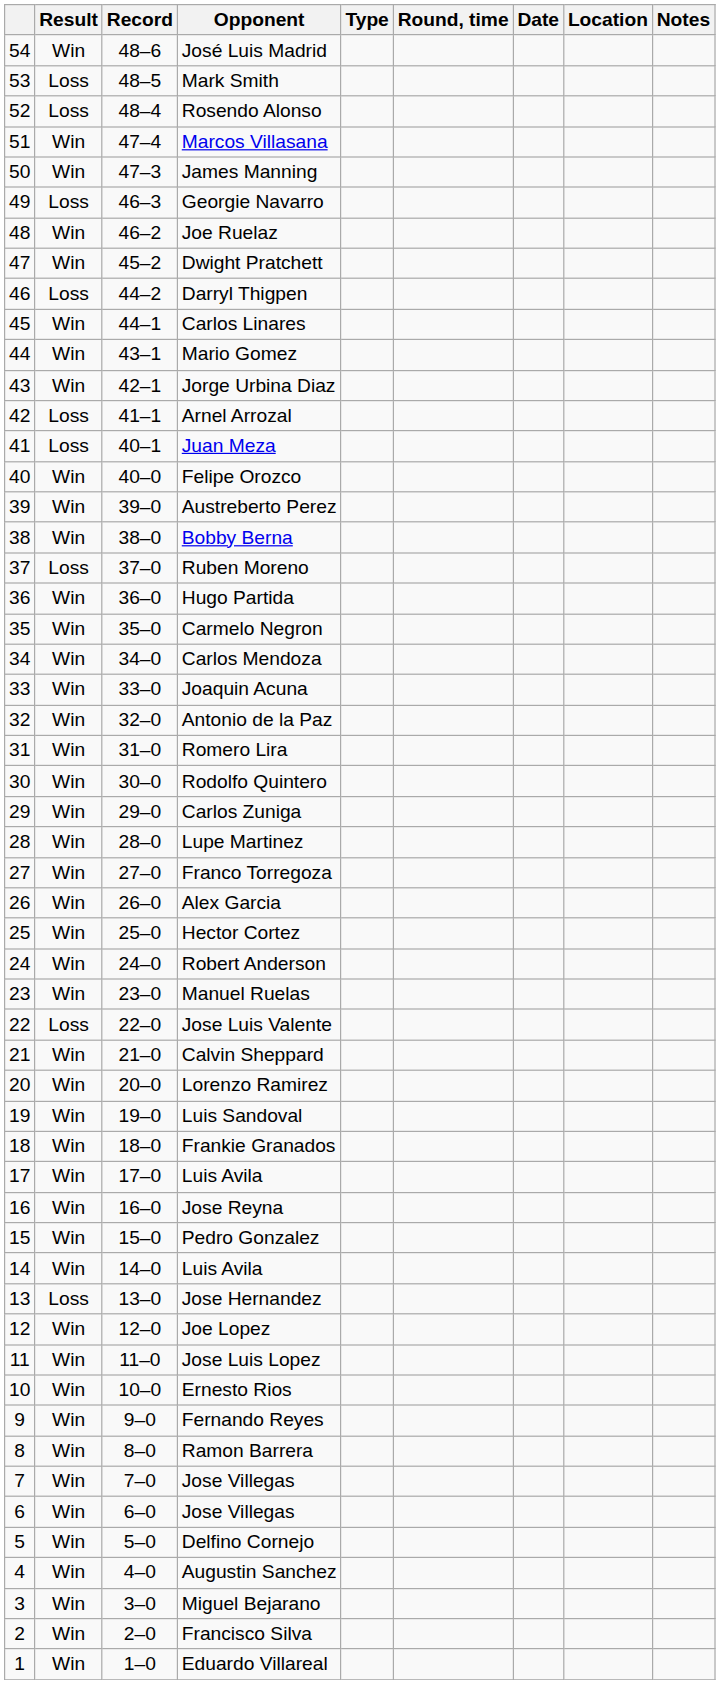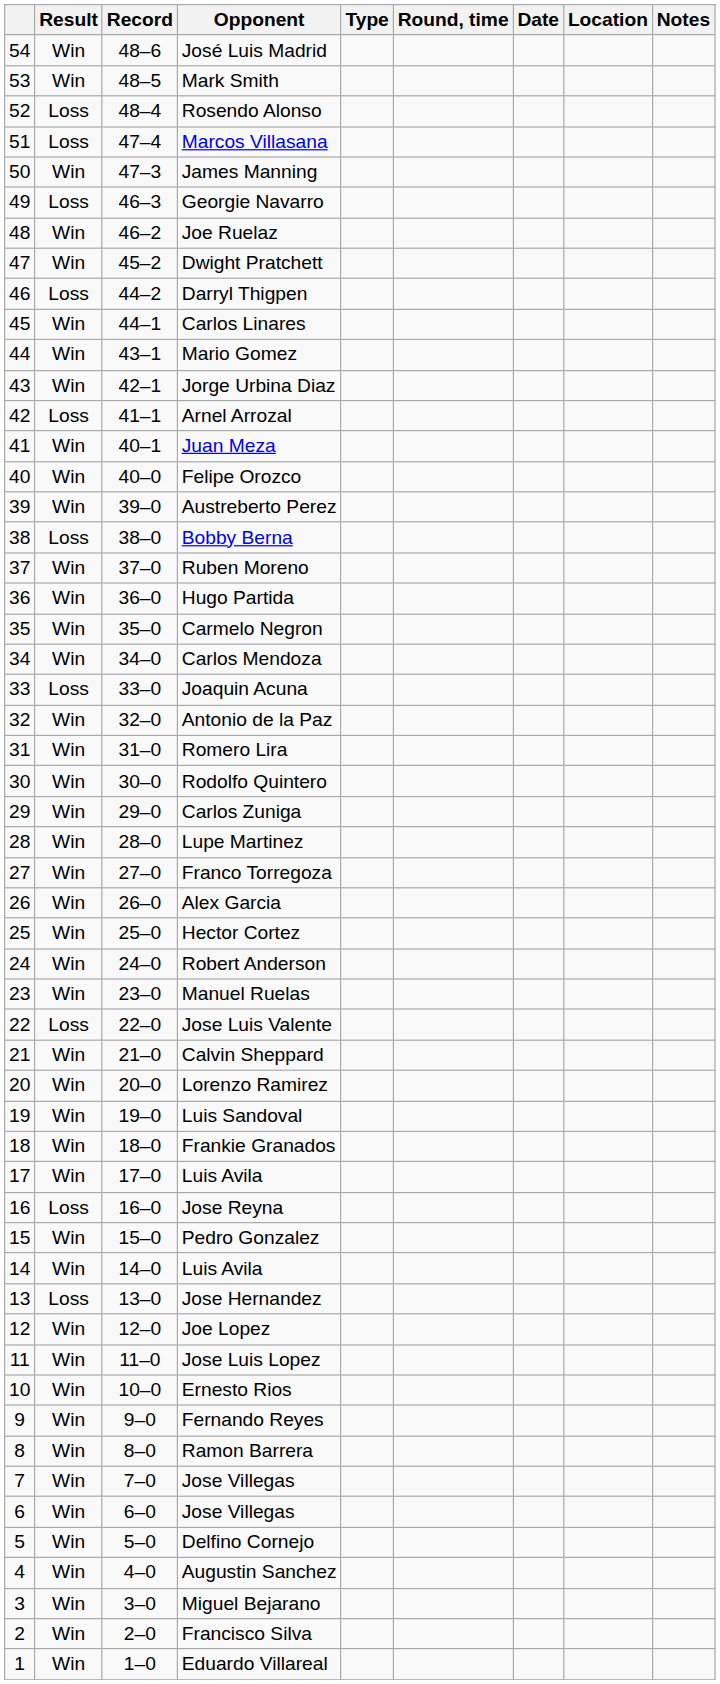(69, 80) Loss -> (69, 80) Win
(69, 141) Win -> (69, 141) Loss
(69, 446) Loss -> (69, 446) Win
(69, 537) Win -> (69, 537) Loss
(69, 567) Loss -> (69, 567) Win
(69, 689) Win -> (69, 689) Loss
(69, 1207) Win -> (69, 1207) Loss
